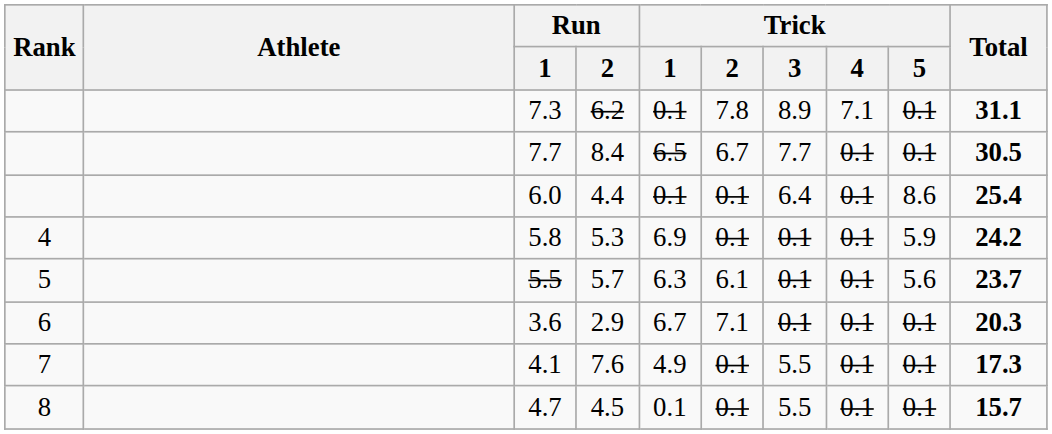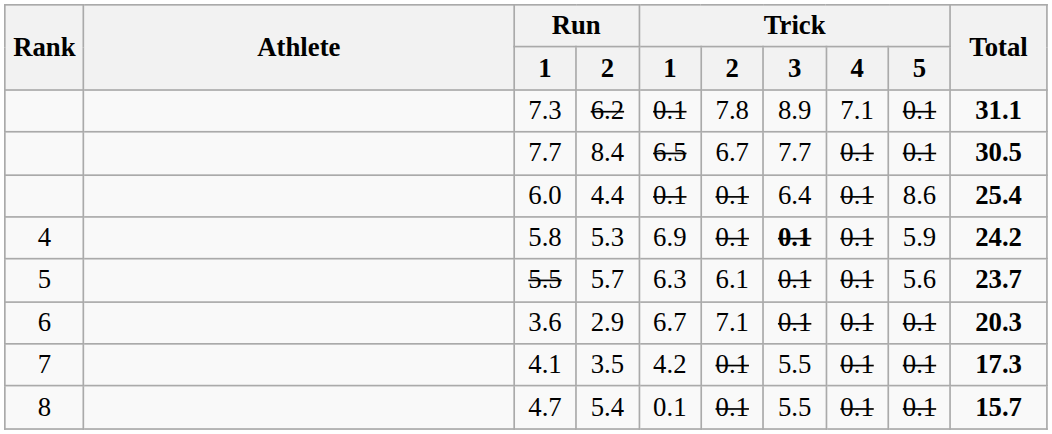(795, 237) normal -> (795, 237) bold
(607, 364) 7.6 -> (607, 364) 3.5
(670, 364) 4.9 -> (670, 364) 4.2
(607, 407) 4.5 -> (607, 407) 5.4
